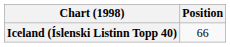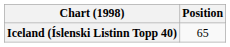(203, 32) 66 -> (203, 32) 65
